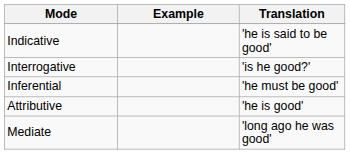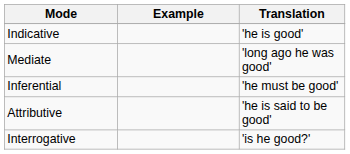(284, 40) 'he is said to be good' -> (273, 33) 'he is good'
rows swapped: (41, 67) <-> (29, 132)
(273, 106) 'he is good' -> (284, 113) 'he is said to be good'
